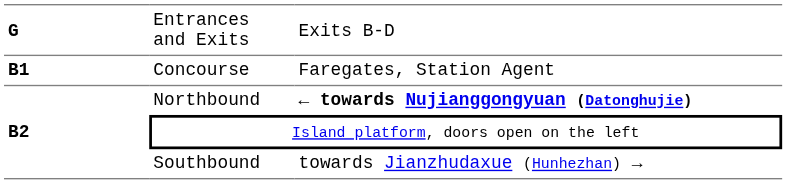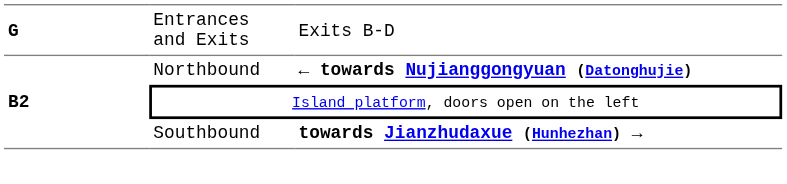- row: (201, 70)
(470, 164) normal -> (470, 133) bold
